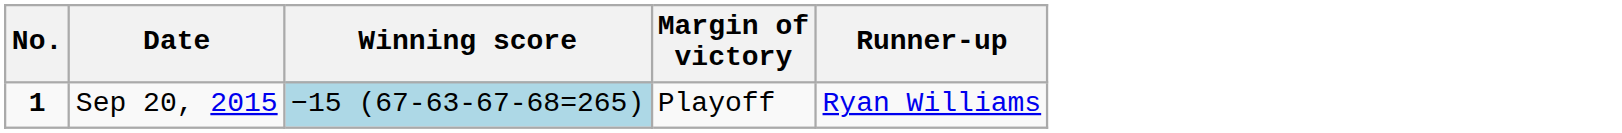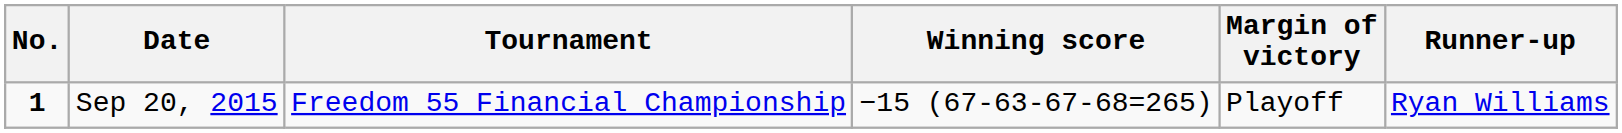+ column: (569, 44)
(468, 105) lightblue background -> (1036, 105) no background
